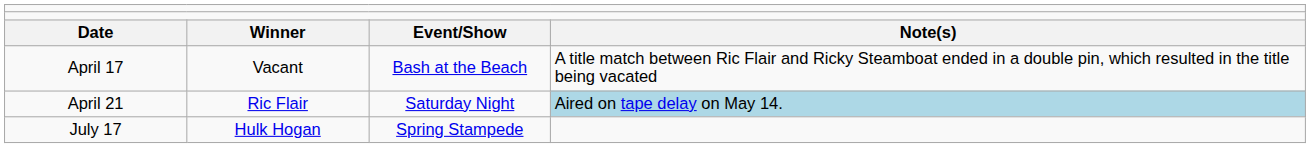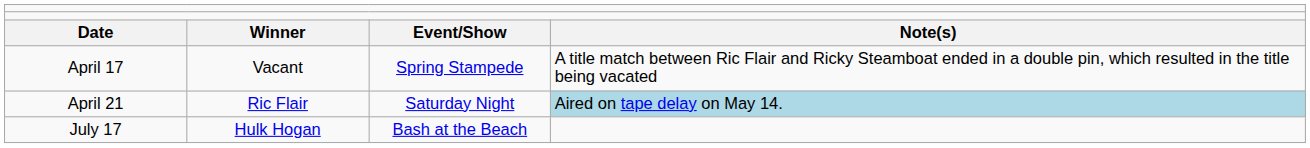(460, 68) Bash at the Beach -> (460, 68) Spring Stampede
(460, 129) Spring Stampede -> (460, 129) Bash at the Beach
